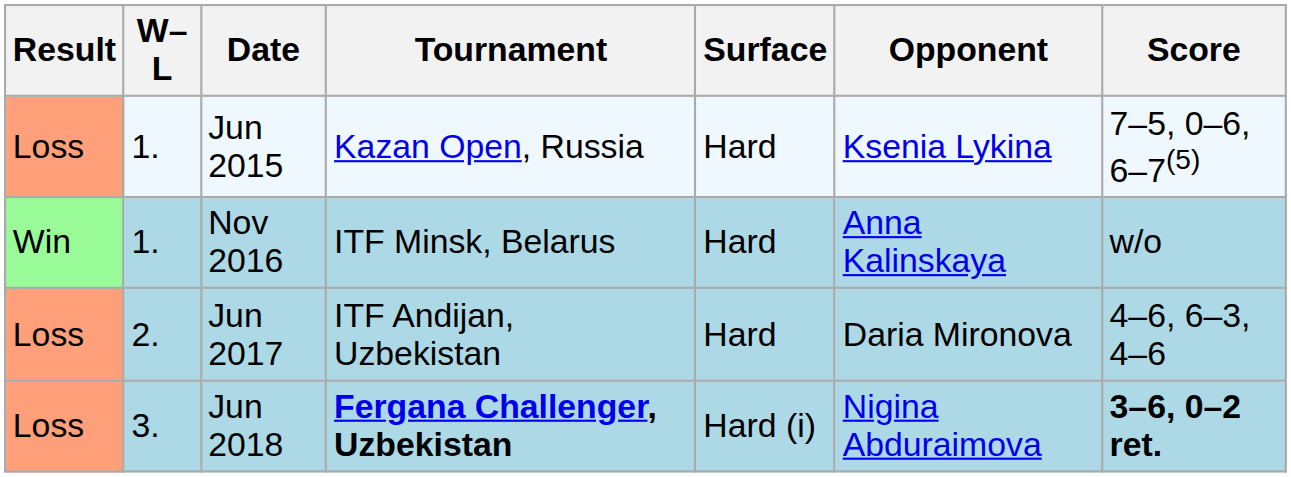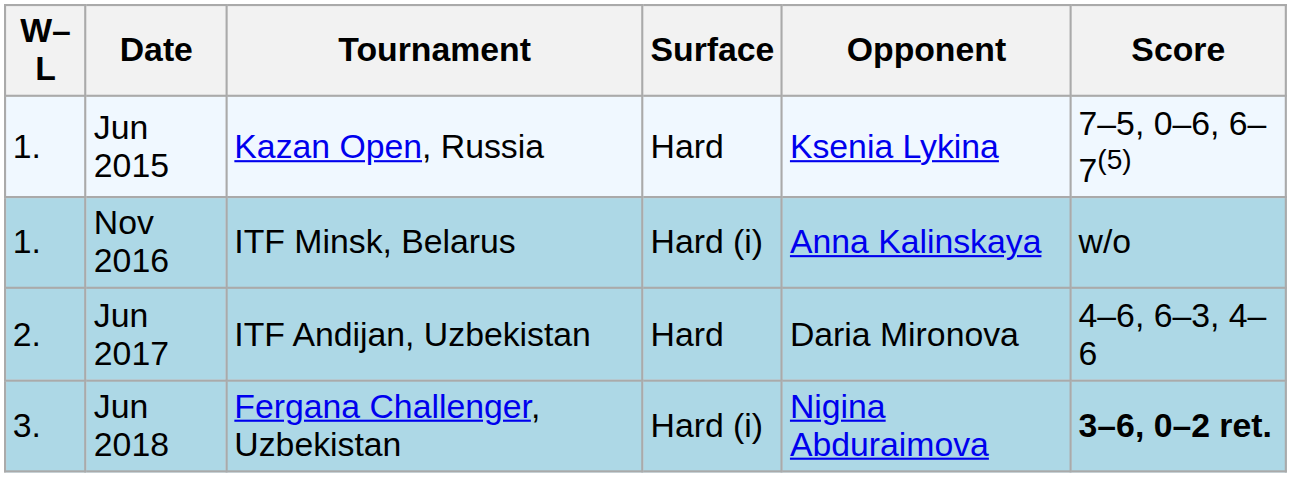- column: (64, 50)
(740, 242) Hard -> (707, 242) Hard (i)
(495, 425) bold -> (387, 425) normal
